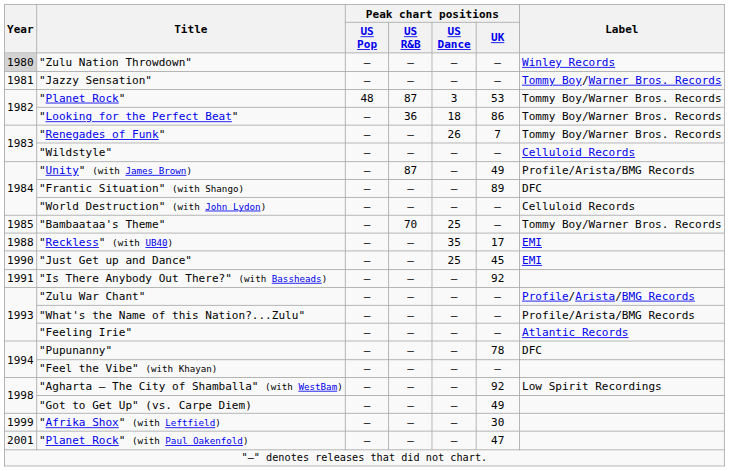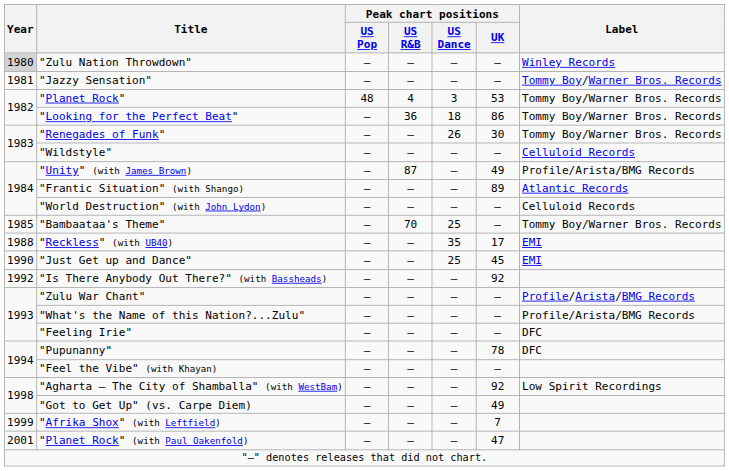(411, 98) 87 -> (411, 98) 4
(498, 134) 7 -> (498, 134) 30
(532, 188) DFC -> (575, 188) Atlantic Records
(20, 278) 1991 -> (20, 278) 1992
(575, 332) Atlantic Records -> (532, 332) DFC
(498, 422) 30 -> (498, 422) 7
